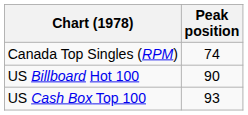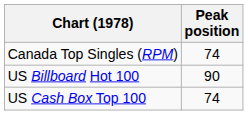(212, 98) 93 -> (212, 98) 74
